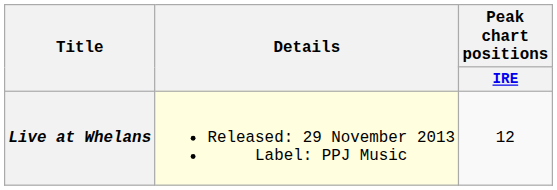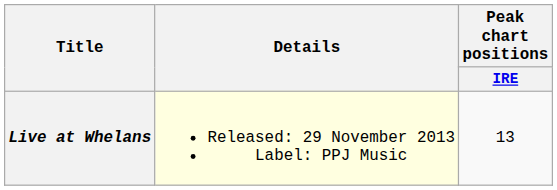(505, 138) 12 -> (505, 138) 13
